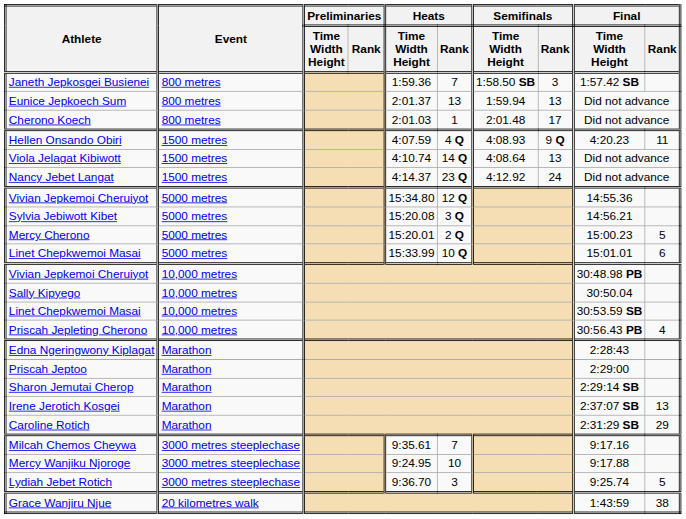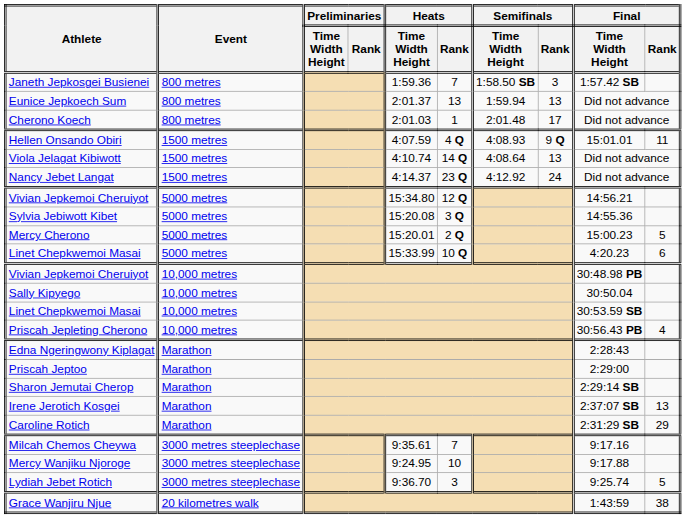(609, 140) 4:20.23 -> (609, 140) 15:01.01
(609, 198) 14:55.36 -> (609, 198) 14:56.21
(609, 216) 14:56.21 -> (609, 216) 14:55.36
(609, 254) 15:01.01 -> (609, 254) 4:20.23
